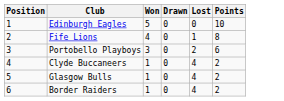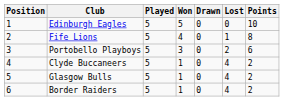+ column: (159, 11)
